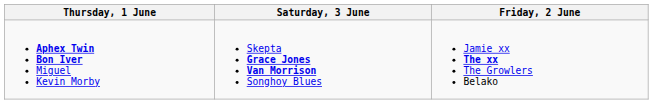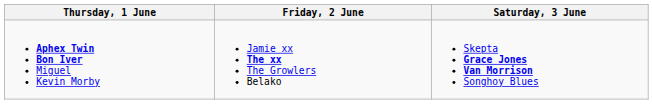columns swapped: (540, 12) <-> (323, 12)
